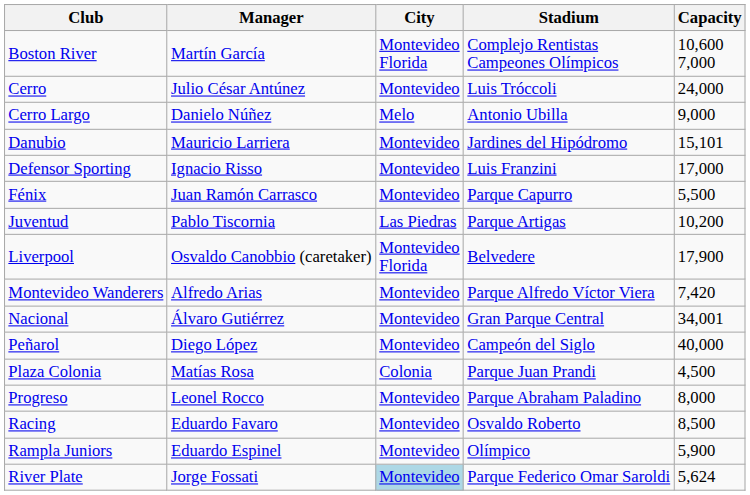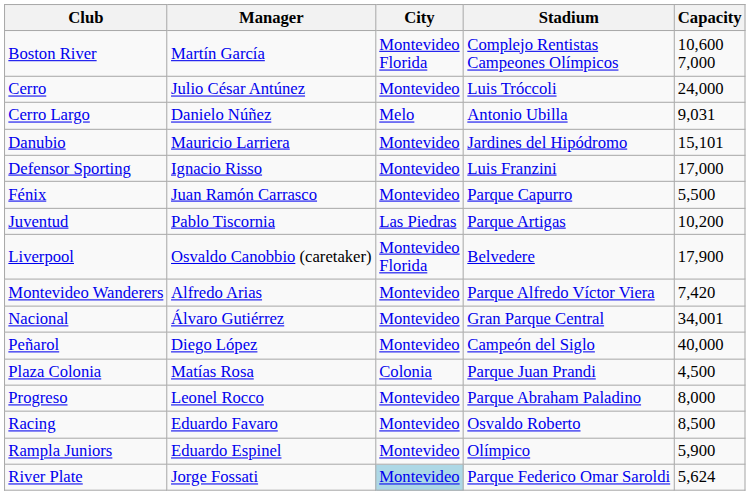(697, 115) 9,000 -> (697, 115) 9,031
